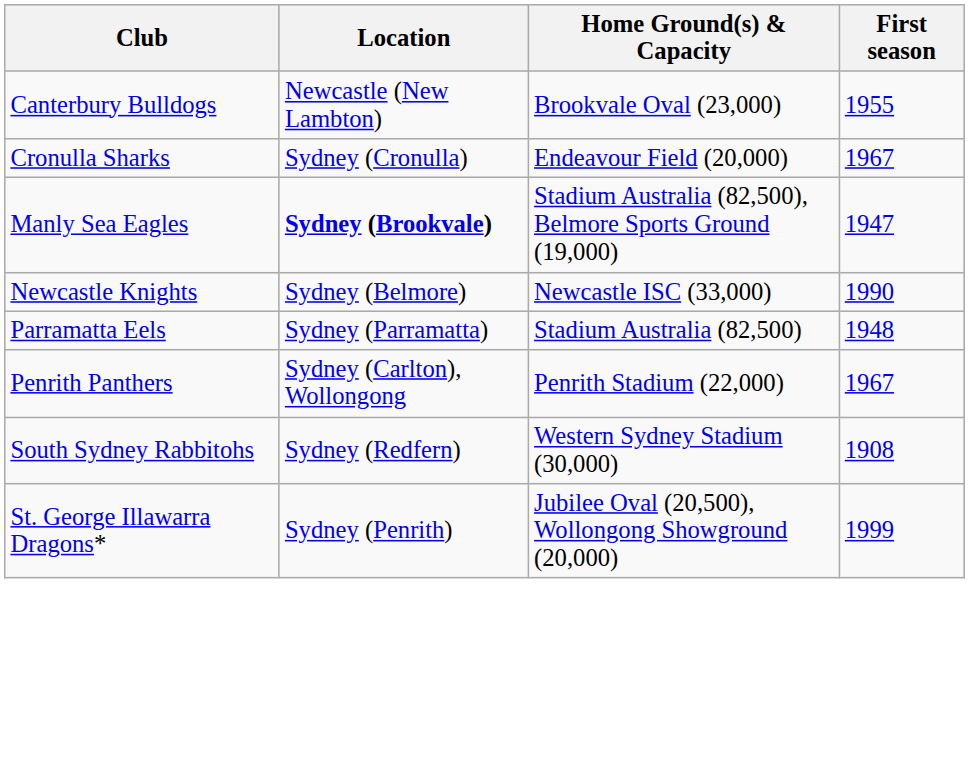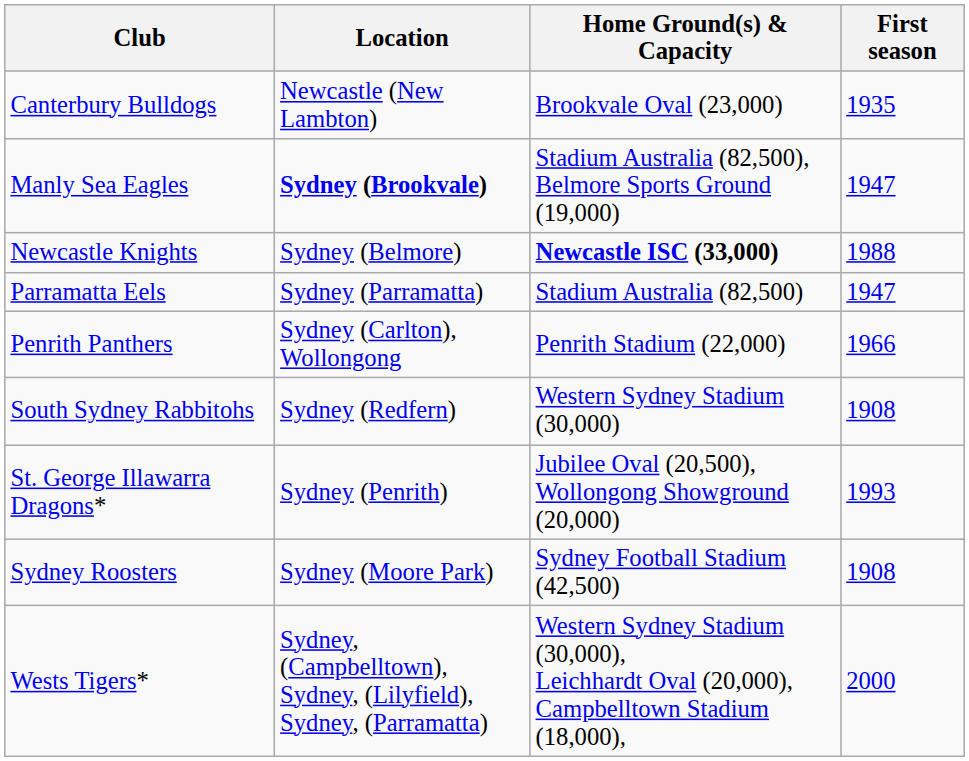(869, 104) 1955 -> (871, 104) 1935
- row: (90, 157)
(653, 291) normal -> (657, 252) bold
(869, 291) 1990 -> (871, 252) 1988
(869, 330) 1948 -> (871, 291) 1947
(869, 383) 1967 -> (871, 344) 1966
(869, 530) 1999 -> (871, 491) 1993
+ row: (94, 572)
+ row: (80, 680)
